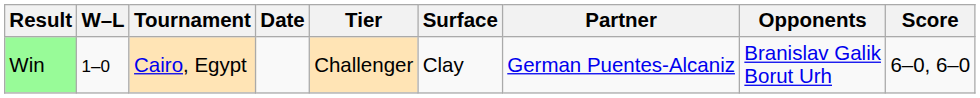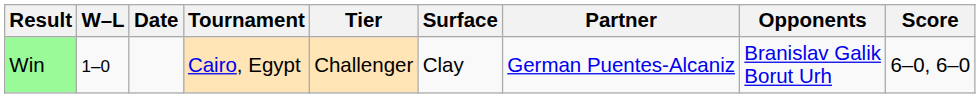columns swapped: (283, 20) <-> (192, 20)
